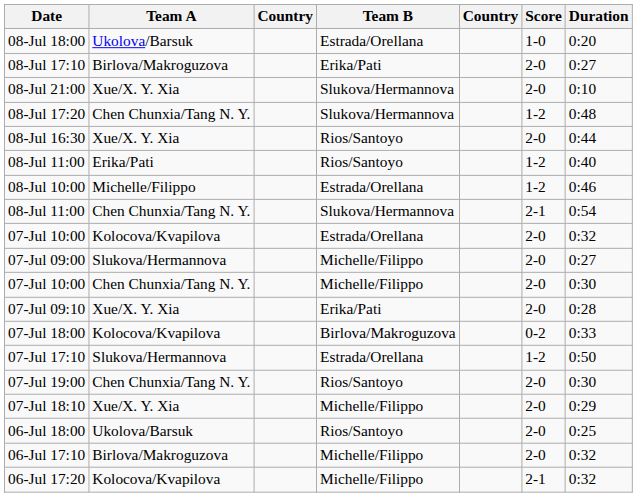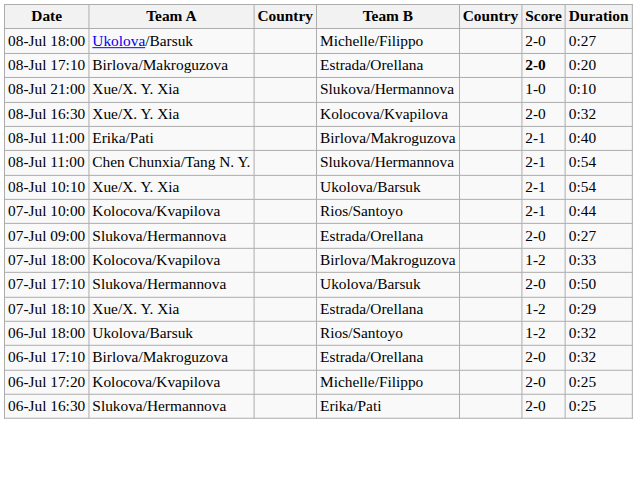(372, 41) Estrada/Orellana -> (372, 41) Michelle/Filippo
(536, 41) 1-0 -> (536, 41) 2-0
(582, 41) 0:20 -> (582, 41) 0:27
(351, 65) Erika/Pati -> (372, 65) Estrada/Orellana
(536, 65) normal -> (536, 65) bold
(582, 65) 0:27 -> (582, 65) 0:20
(536, 89) 2-0 -> (536, 89) 1-0
- row: (47, 114)
(361, 138) Rios/Santoyo -> (384, 114) Kolocova/Kvapilova
(582, 138) 0:44 -> (582, 114) 0:32
(361, 162) Rios/Santoyo -> (388, 138) Birlova/Makroguzova
(536, 162) 1-2 -> (536, 138) 2-1
- row: (47, 187)
+ row: (47, 187)
(372, 235) Estrada/Orellana -> (361, 211) Rios/Santoyo
(536, 235) 2-0 -> (536, 211) 2-1
(582, 235) 0:32 -> (582, 211) 0:44
(372, 260) Michelle/Filippo -> (372, 235) Estrada/Orellana
- row: (47, 284)
- row: (47, 308)
(536, 333) 0-2 -> (536, 260) 1-2
(372, 357) Estrada/Orellana -> (370, 284) Ukolova/Barsuk
(536, 357) 1-2 -> (536, 284) 2-0
- row: (47, 382)
(372, 406) Michelle/Filippo -> (372, 308) Estrada/Orellana
(536, 406) 2-0 -> (536, 308) 1-2
(536, 430) 2-0 -> (536, 333) 1-2
(582, 430) 0:25 -> (582, 333) 0:32
(372, 455) Michelle/Filippo -> (372, 357) Estrada/Orellana
(536, 479) 2-1 -> (536, 382) 2-0
(582, 479) 0:32 -> (582, 382) 0:25
+ row: (47, 406)
